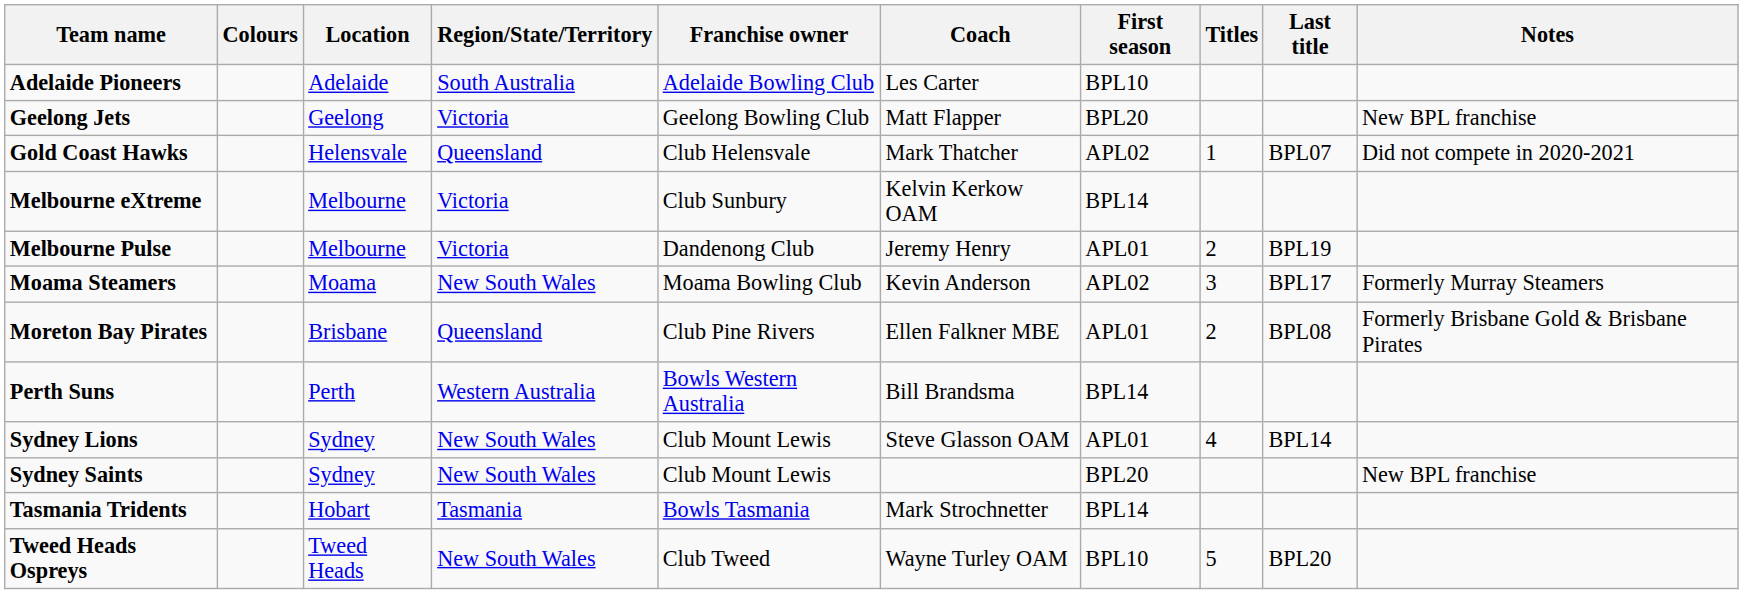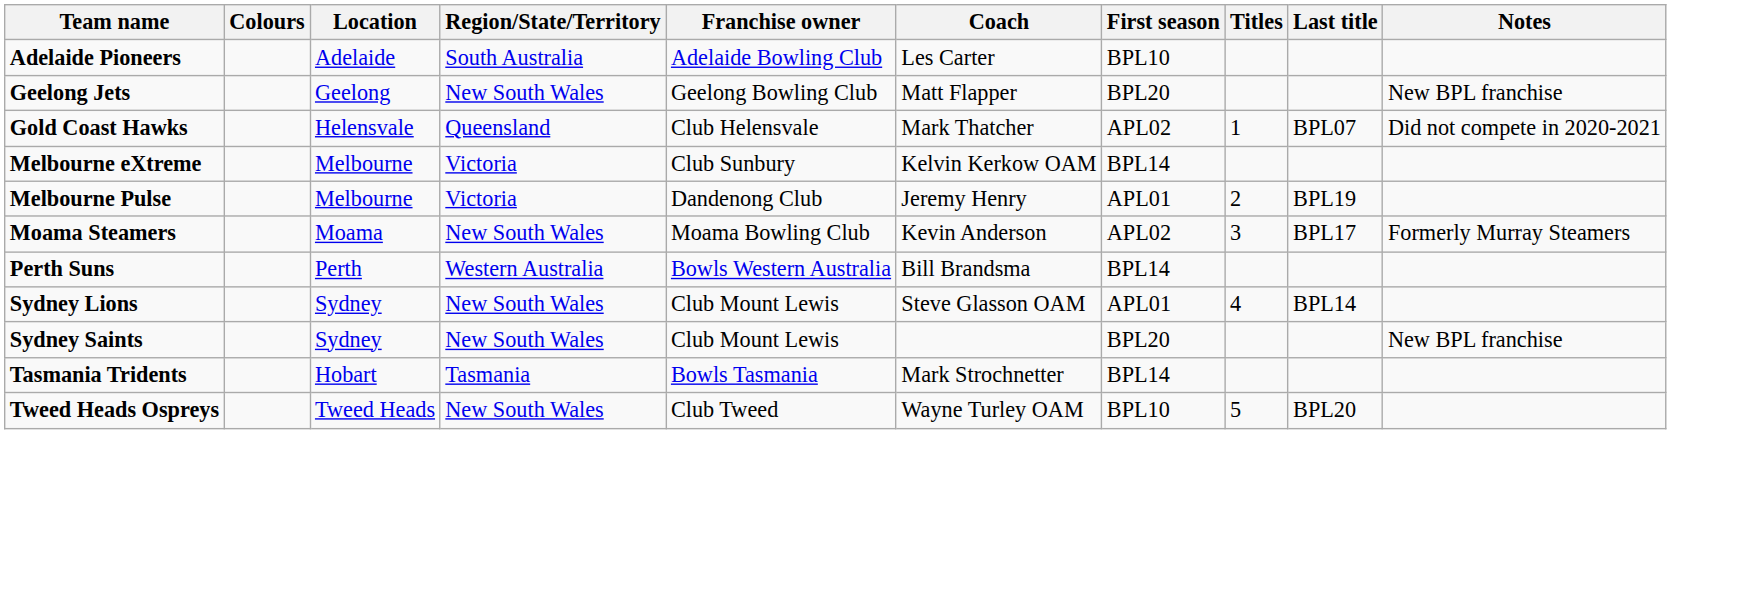(473, 117) Victoria -> (525, 92) New South Wales
- row: (108, 331)
